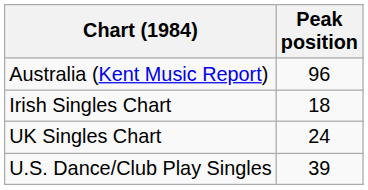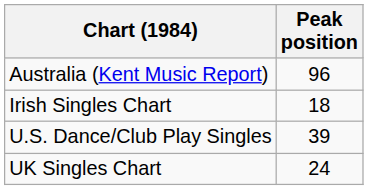rows swapped: (85, 136) <-> (140, 168)
